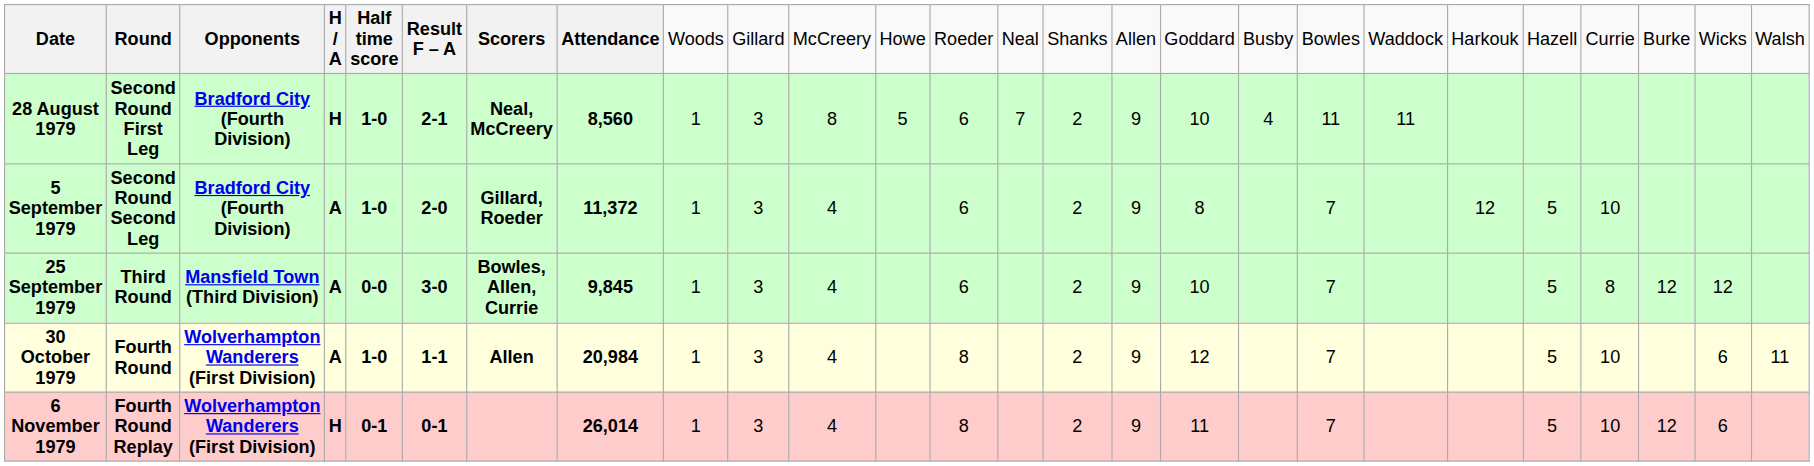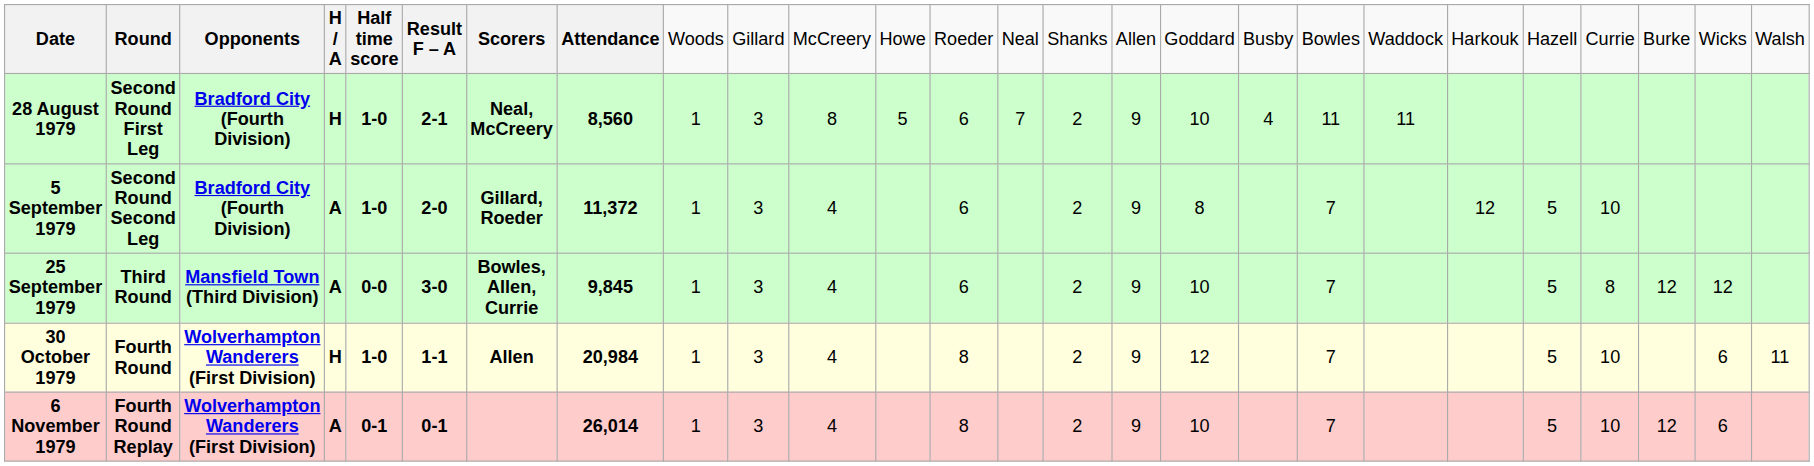(335, 357) A -> (335, 357) H
(335, 426) H -> (335, 426) A
(1200, 426) 11 -> (1200, 426) 10
